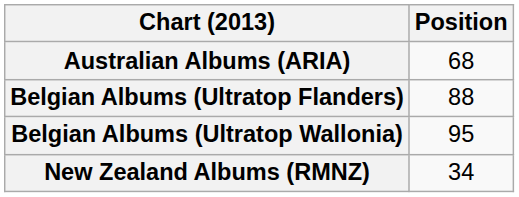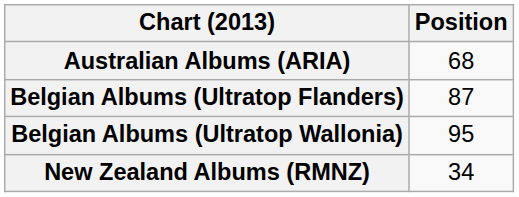(461, 97) 88 -> (461, 97) 87
